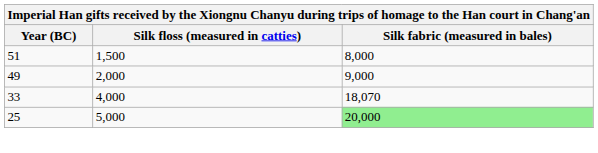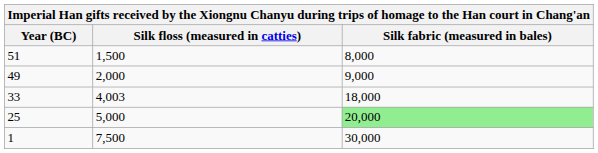(110, 96) 4,000 -> (110, 96) 4,003
(363, 96) 18,070 -> (363, 96) 18,000
+ row: (11, 138)
